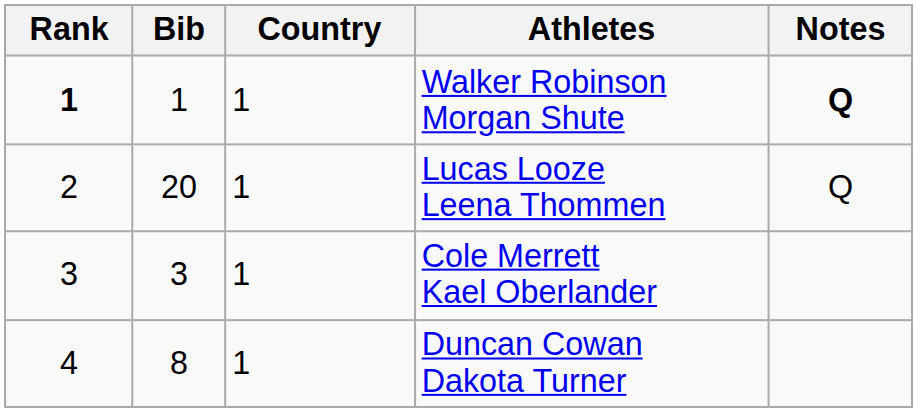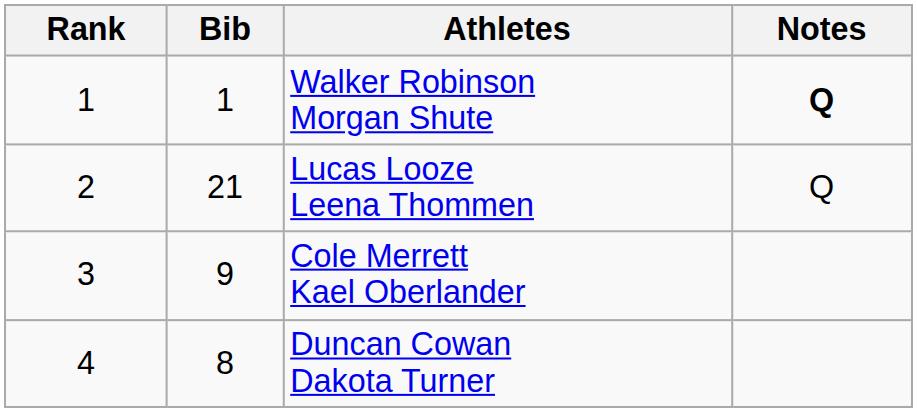- column: (319, 30)
(69, 99) bold -> (86, 99) normal
(179, 187) 20 -> (225, 187) 21
(179, 274) 3 -> (225, 274) 9
